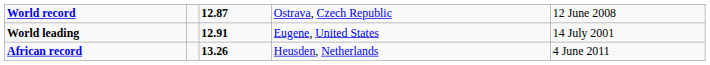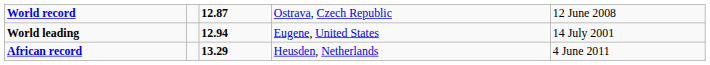(215, 32) 12.91 -> (215, 32) 12.94
(215, 51) 13.26 -> (215, 51) 13.29
